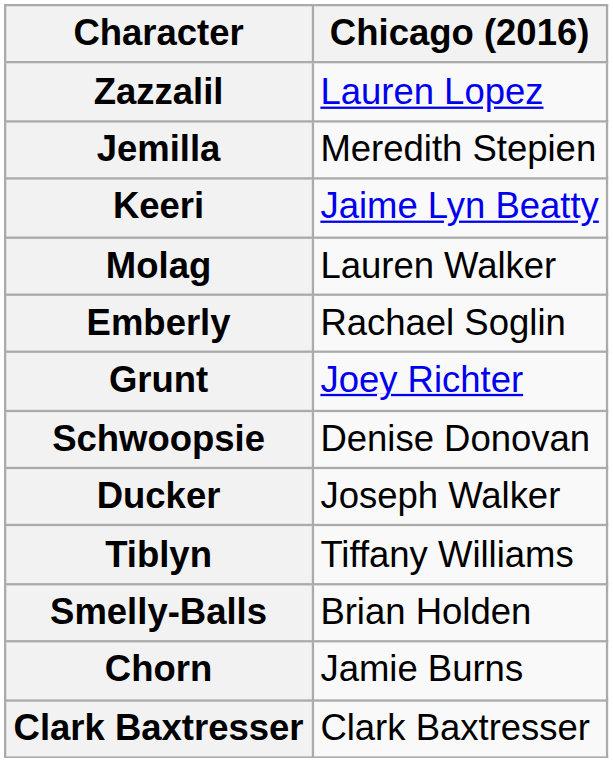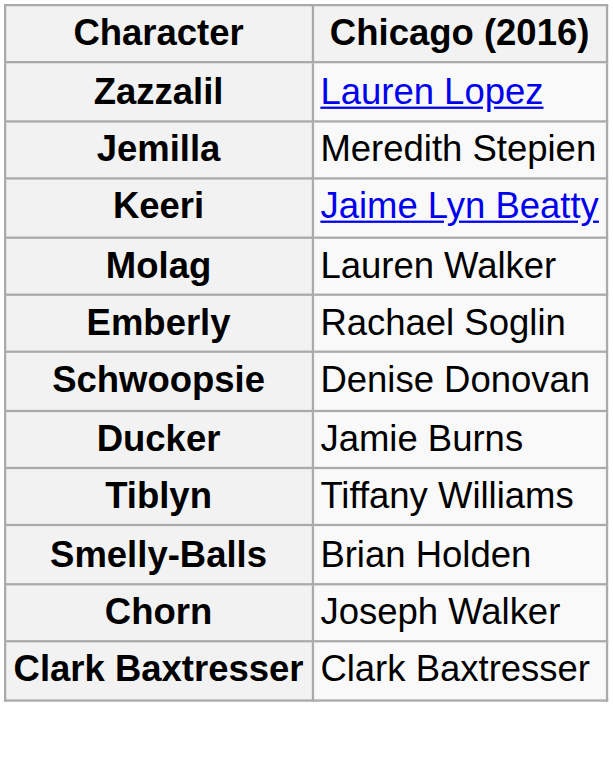- row: (159, 380)
(440, 496) Joseph Walker -> (422, 438) Jamie Burns
(422, 669) Jamie Burns -> (440, 611) Joseph Walker
